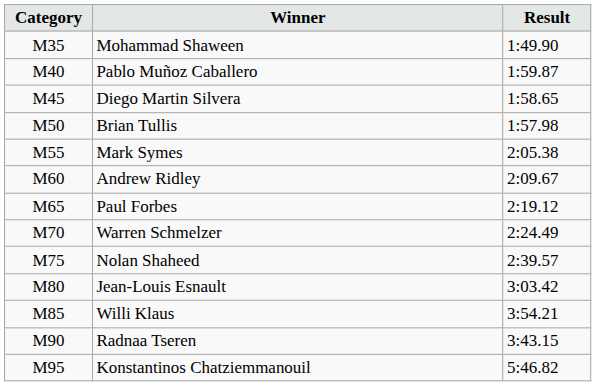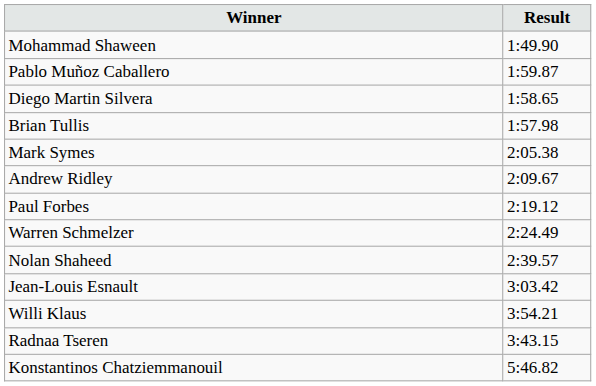- column: (49, 17)
